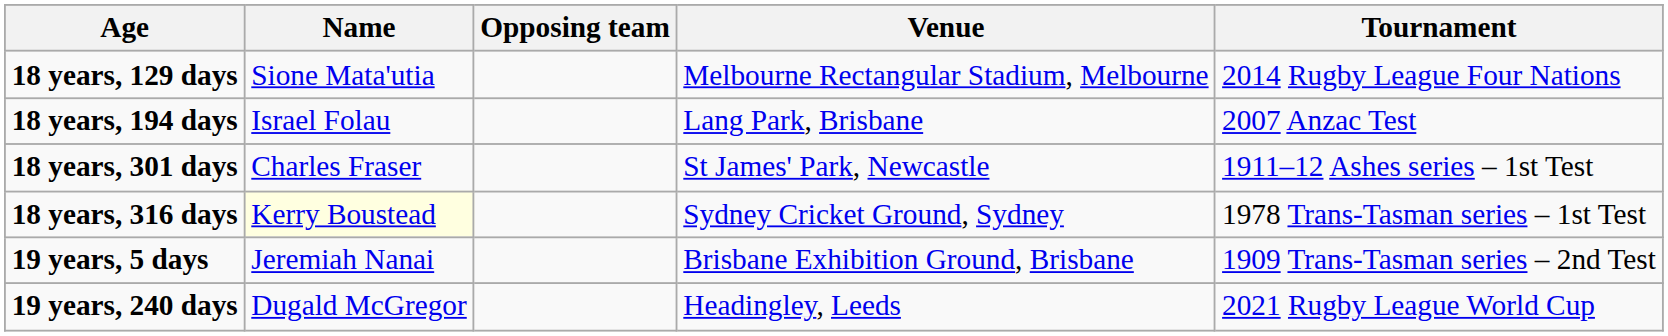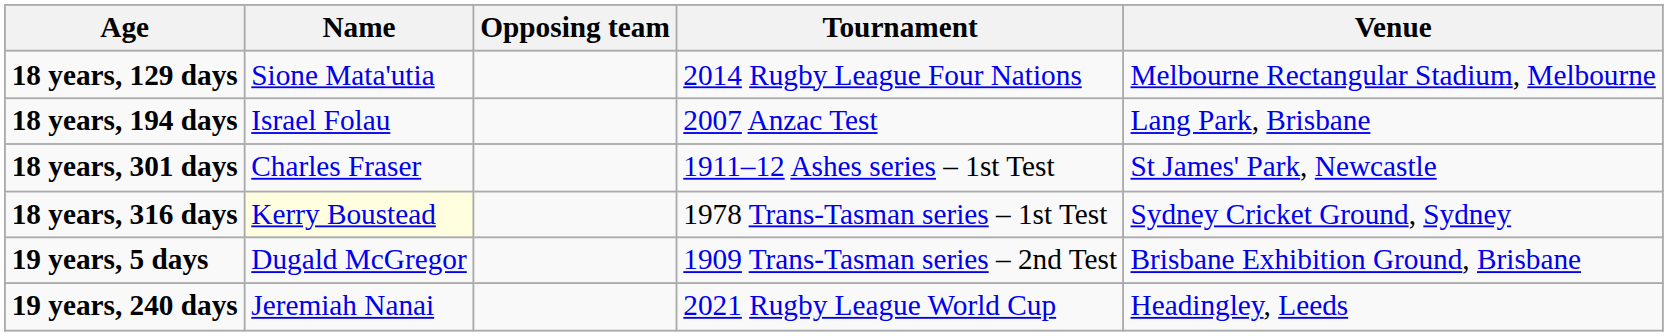columns swapped: (946, 27) <-> (1439, 27)
(343, 259) Jeremiah Nanai -> (359, 259) Dugald McGregor
(359, 306) Dugald McGregor -> (343, 306) Jeremiah Nanai
